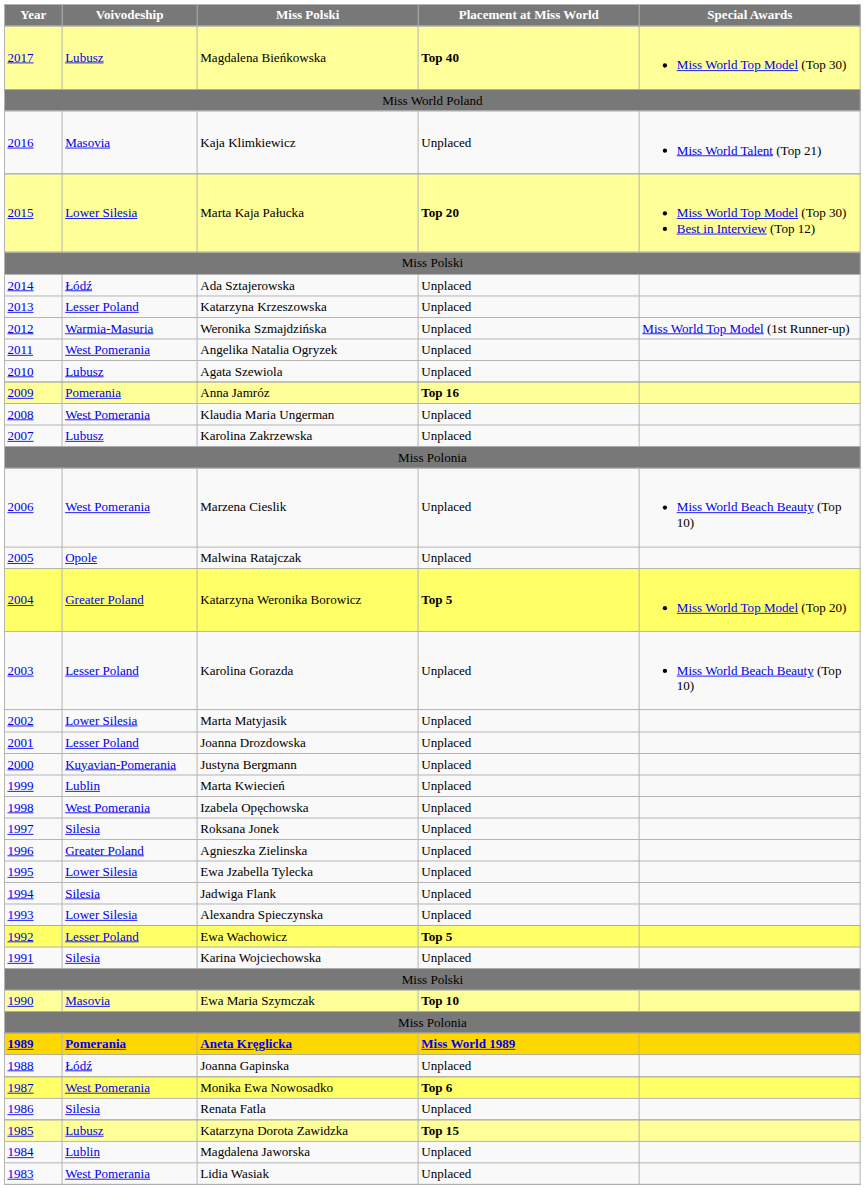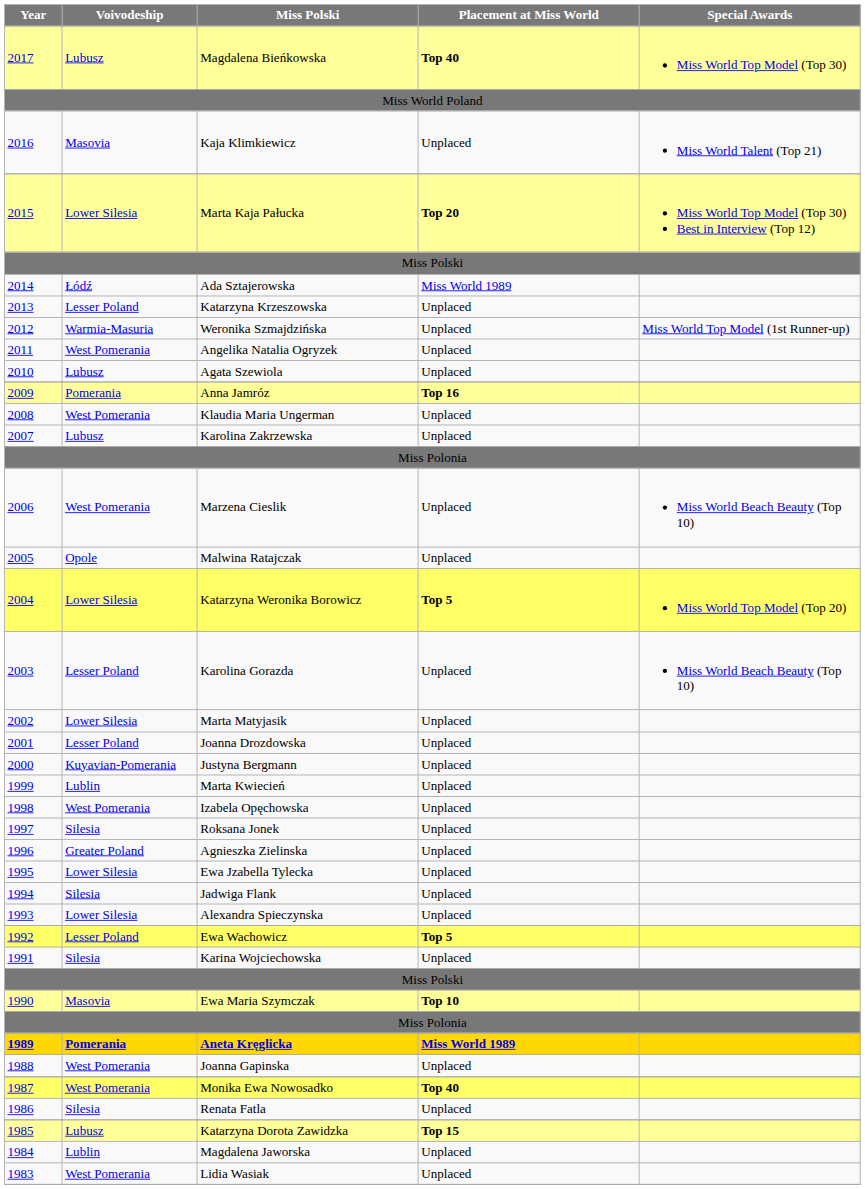(446, 285) Unplaced -> (466, 285) Miss World 1989
(104, 600) Greater Poland -> (101, 600) Lower Silesia
(79, 1065) Łódź -> (108, 1065) West Pomerania
(437, 1087) Top 6 -> (440, 1087) Top 40
